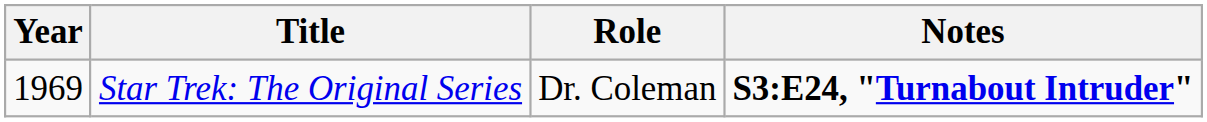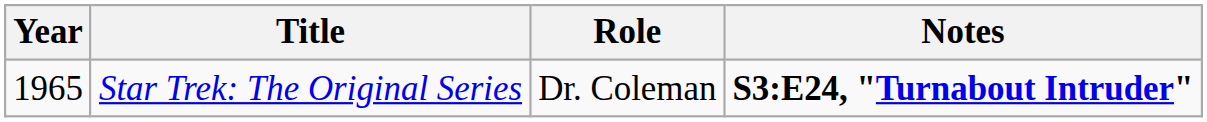(48, 87) 1969 -> (48, 87) 1965
